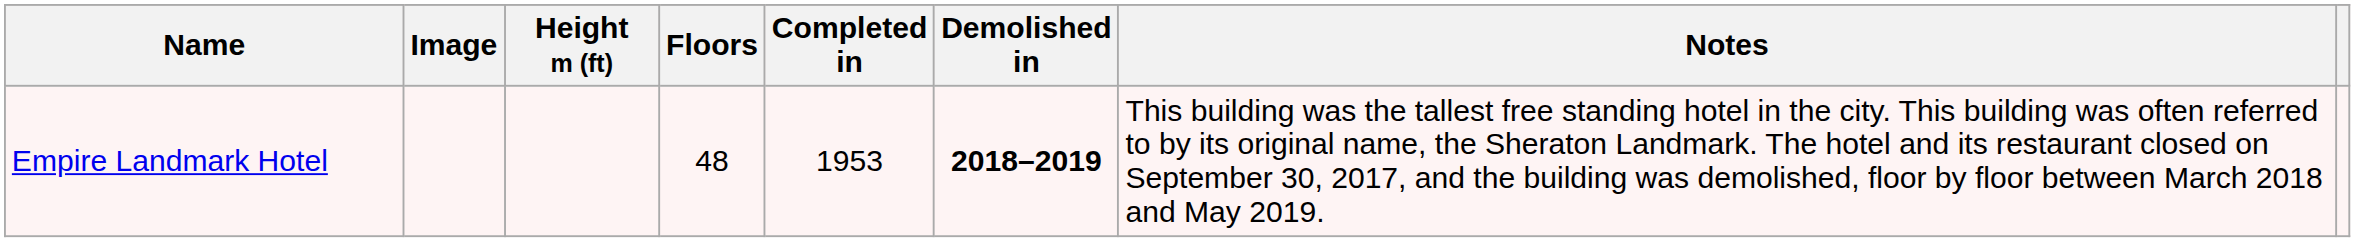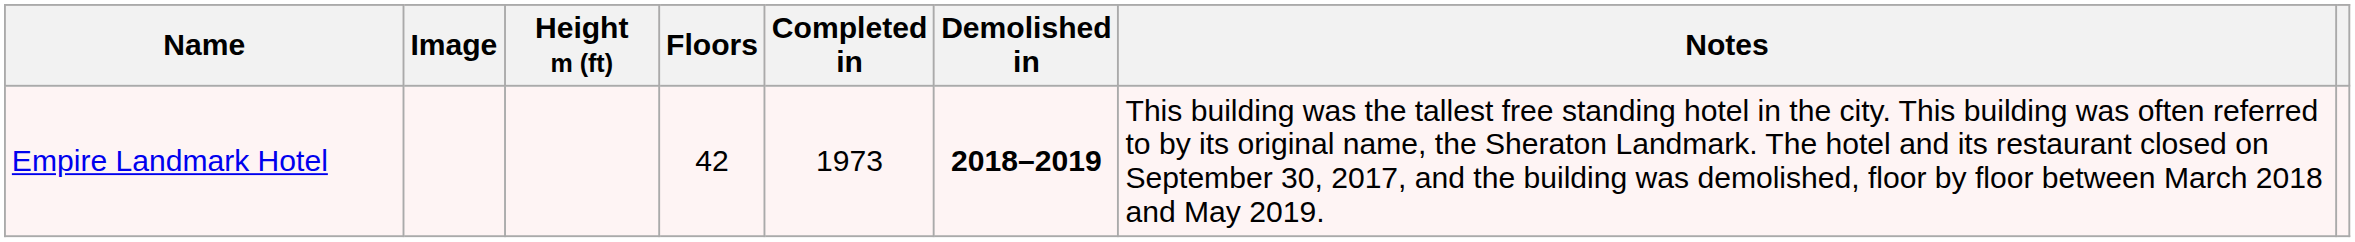(712, 160) 48 -> (712, 160) 42
(850, 160) 1953 -> (850, 160) 1973
